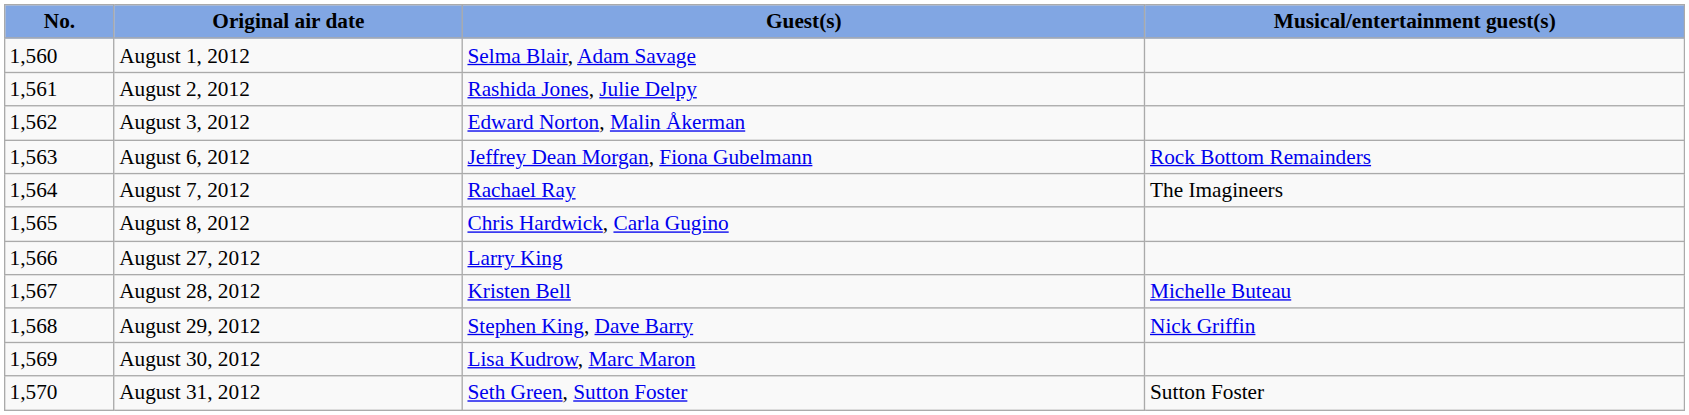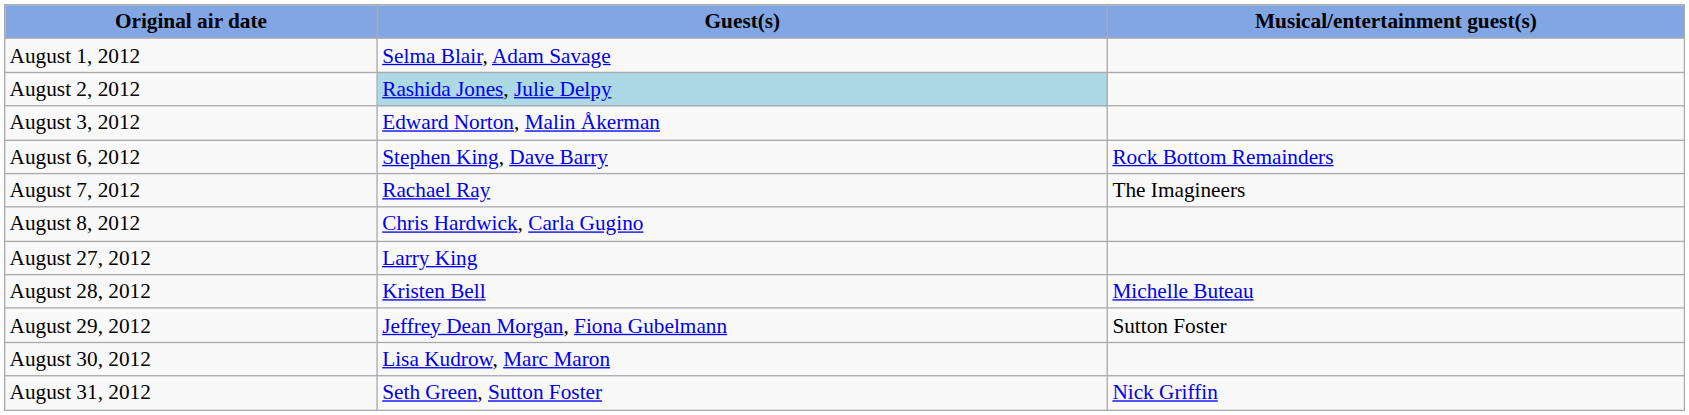- column: (59, 21)
(582, 88) no background -> (497, 88) lightblue background
(640, 156) Jeffrey Dean Morgan, Fiona Gubelmann -> (495, 156) Stephen King, Dave Barry
(580, 325) Stephen King, Dave Barry -> (555, 325) Jeffrey Dean Morgan, Fiona Gubelmann
(1203, 325) Nick Griffin -> (1169, 325) Sutton Foster
(1207, 392) Sutton Foster -> (1165, 392) Nick Griffin
